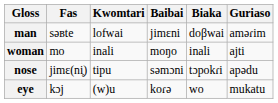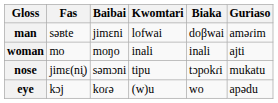columns swapped: (167, 13) <-> (119, 13)
(244, 70) apədu -> (247, 70) mukatu
(247, 88) mukatu -> (244, 88) apədu
